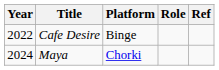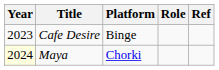(20, 34) 2022 -> (20, 34) 2023
(20, 55) no background -> (20, 55) lightyellow background
